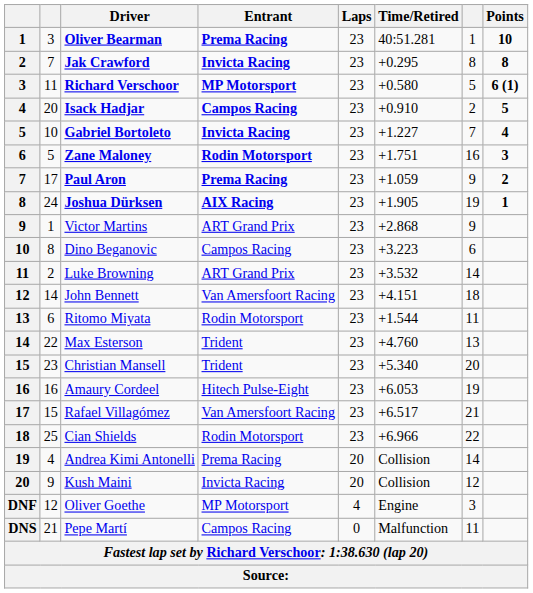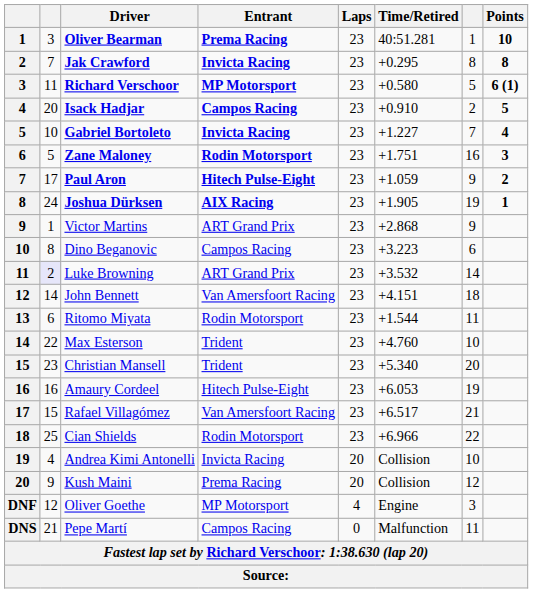(244, 179) Prema Racing -> (258, 179) Hitech Pulse-Eight
(51, 272) no background -> (51, 272) lavender background
(472, 342) 13 -> (472, 342) 10
(241, 459) Prema Racing -> (243, 459) Invicta Racing
(472, 459) 14 -> (472, 459) 10
(243, 482) Invicta Racing -> (241, 482) Prema Racing
